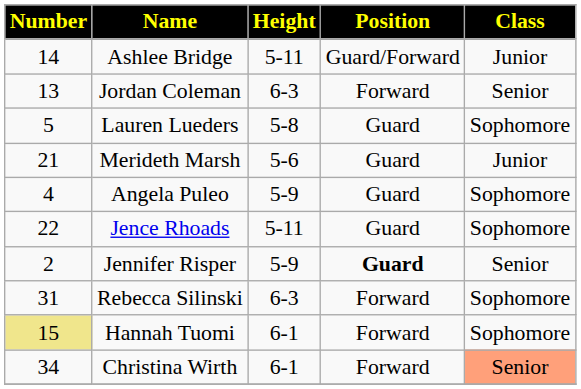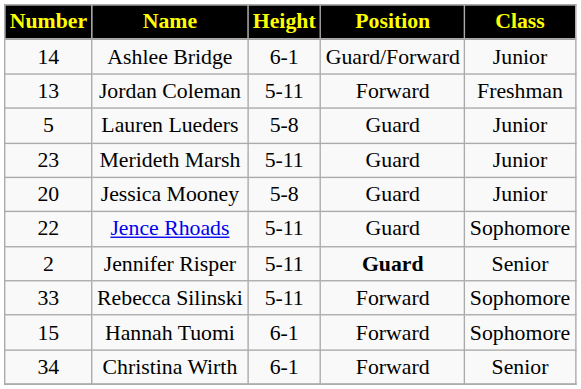(284, 56) 5-11 -> (284, 56) 6-1
(284, 90) 6-3 -> (284, 90) 5-11
(520, 90) Senior -> (520, 90) Freshman
(520, 125) Sophomore -> (520, 125) Junior
(48, 159) 21 -> (48, 159) 23
(284, 159) 5-6 -> (284, 159) 5-11
+ row: (170, 194)
- row: (170, 194)
(284, 263) 5-9 -> (284, 263) 5-11
(48, 297) 31 -> (48, 297) 33
(284, 297) 6-3 -> (284, 297) 5-11
(48, 332) khaki background -> (48, 332) no background
(520, 366) lightsalmon background -> (520, 366) no background
